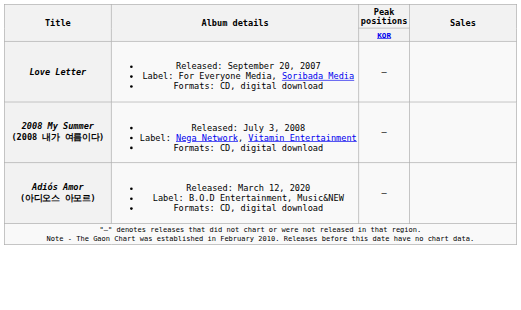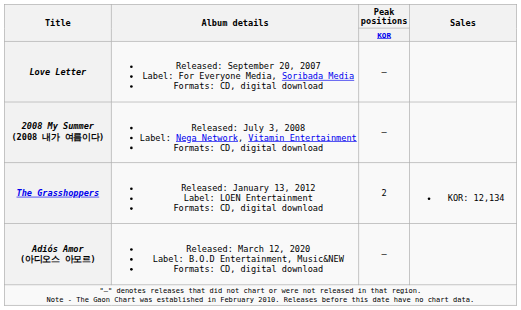+ row: (58, 193)
